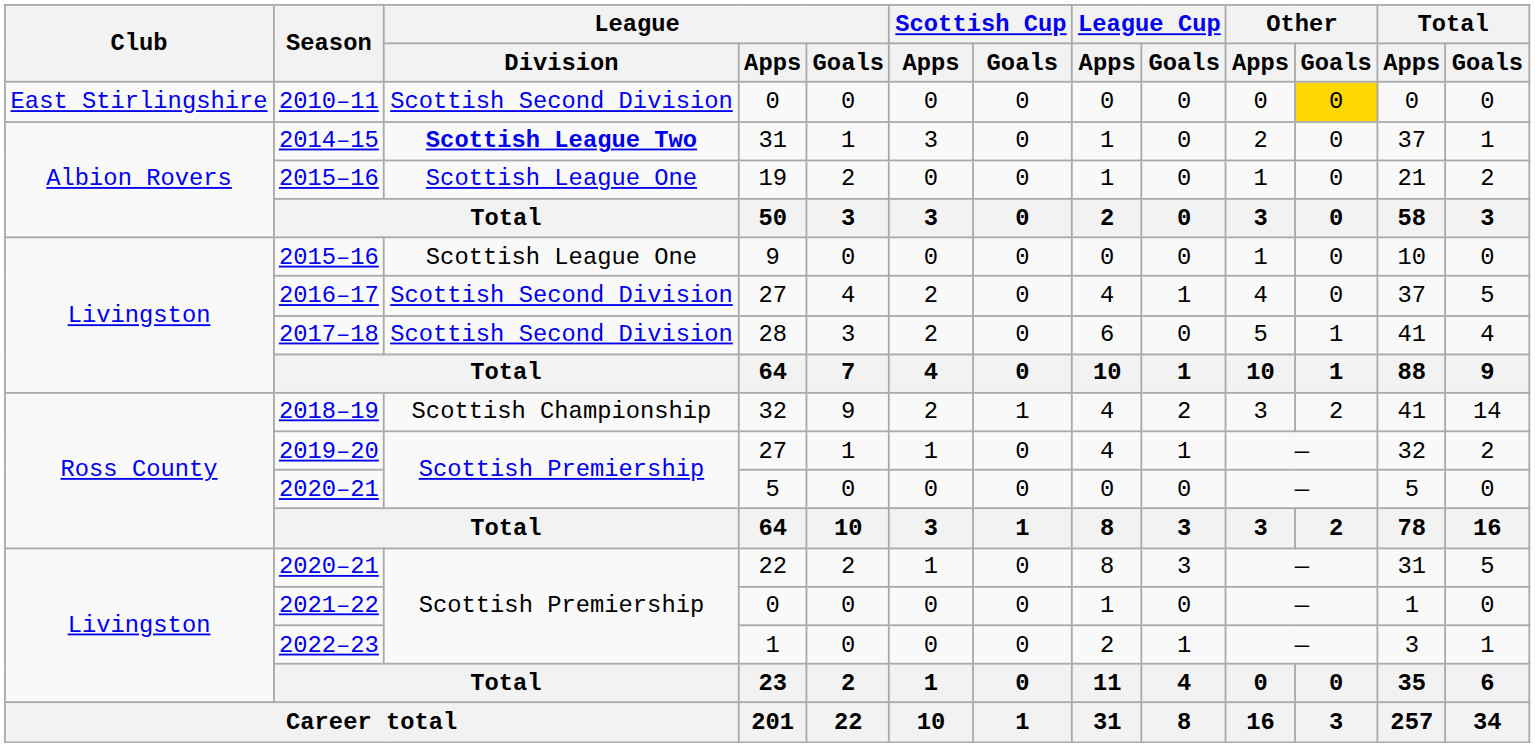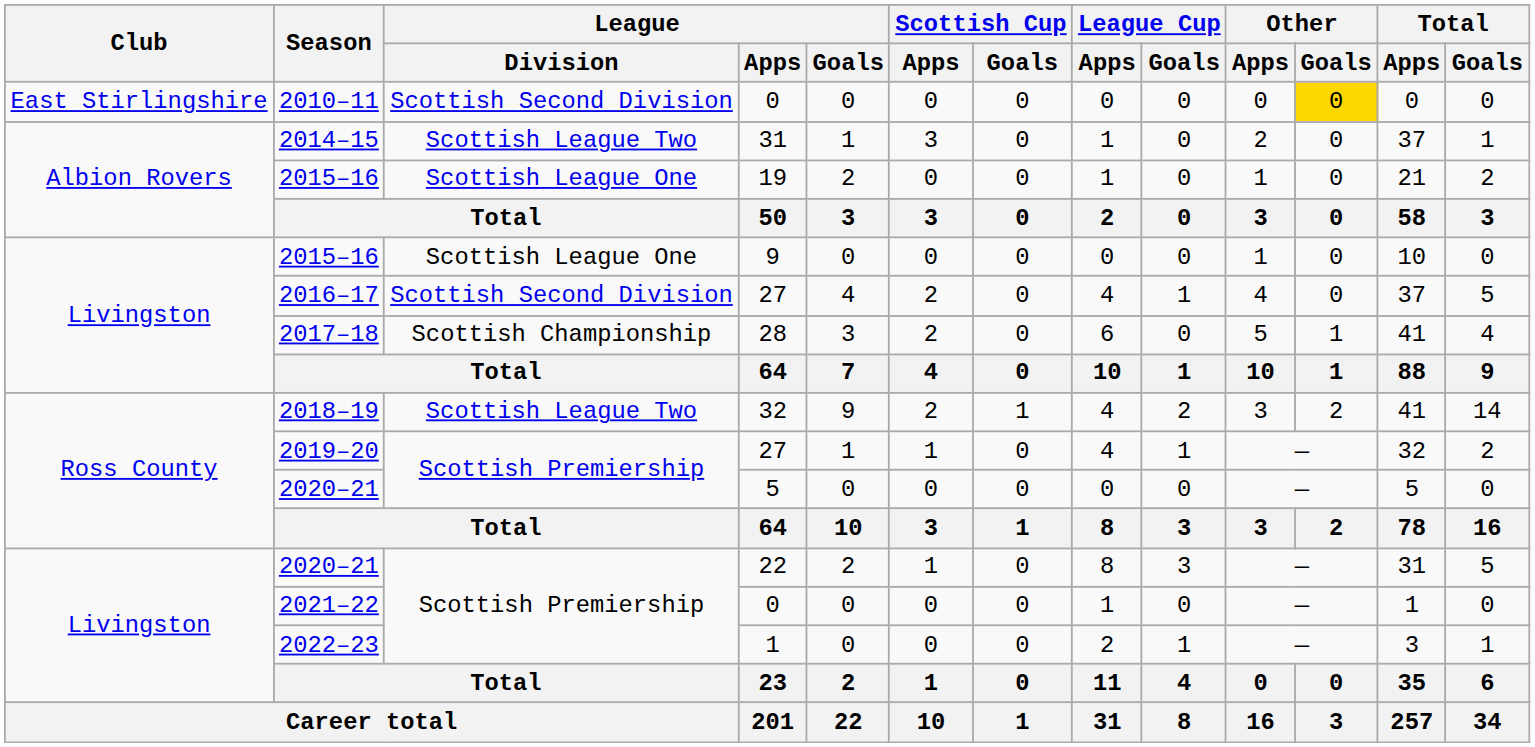(561, 141) bold -> (561, 141) normal
(561, 334) Scottish Second Division -> (561, 334) Scottish Championship
(561, 412) Scottish Championship -> (561, 412) Scottish League Two
